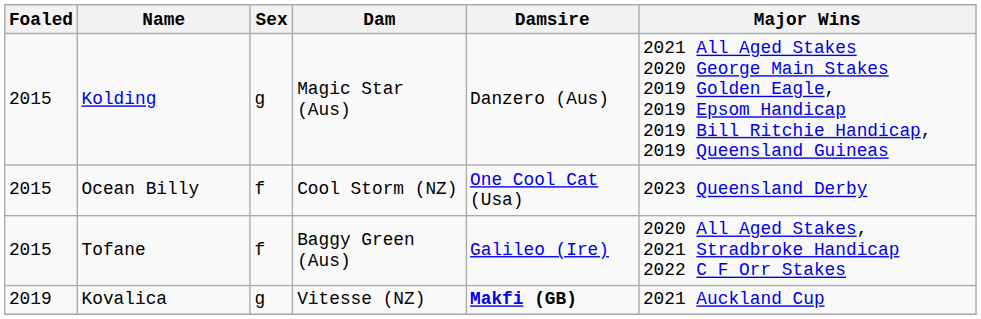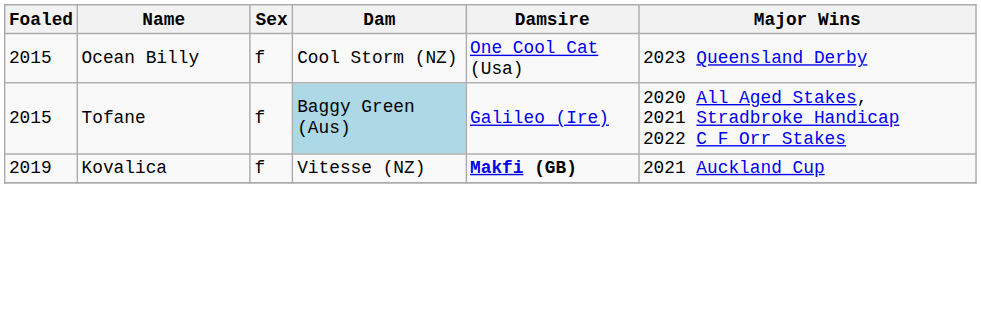- row: (119, 100)
(356, 250) no background -> (356, 118) lightblue background
(260, 300) g -> (260, 168) f
